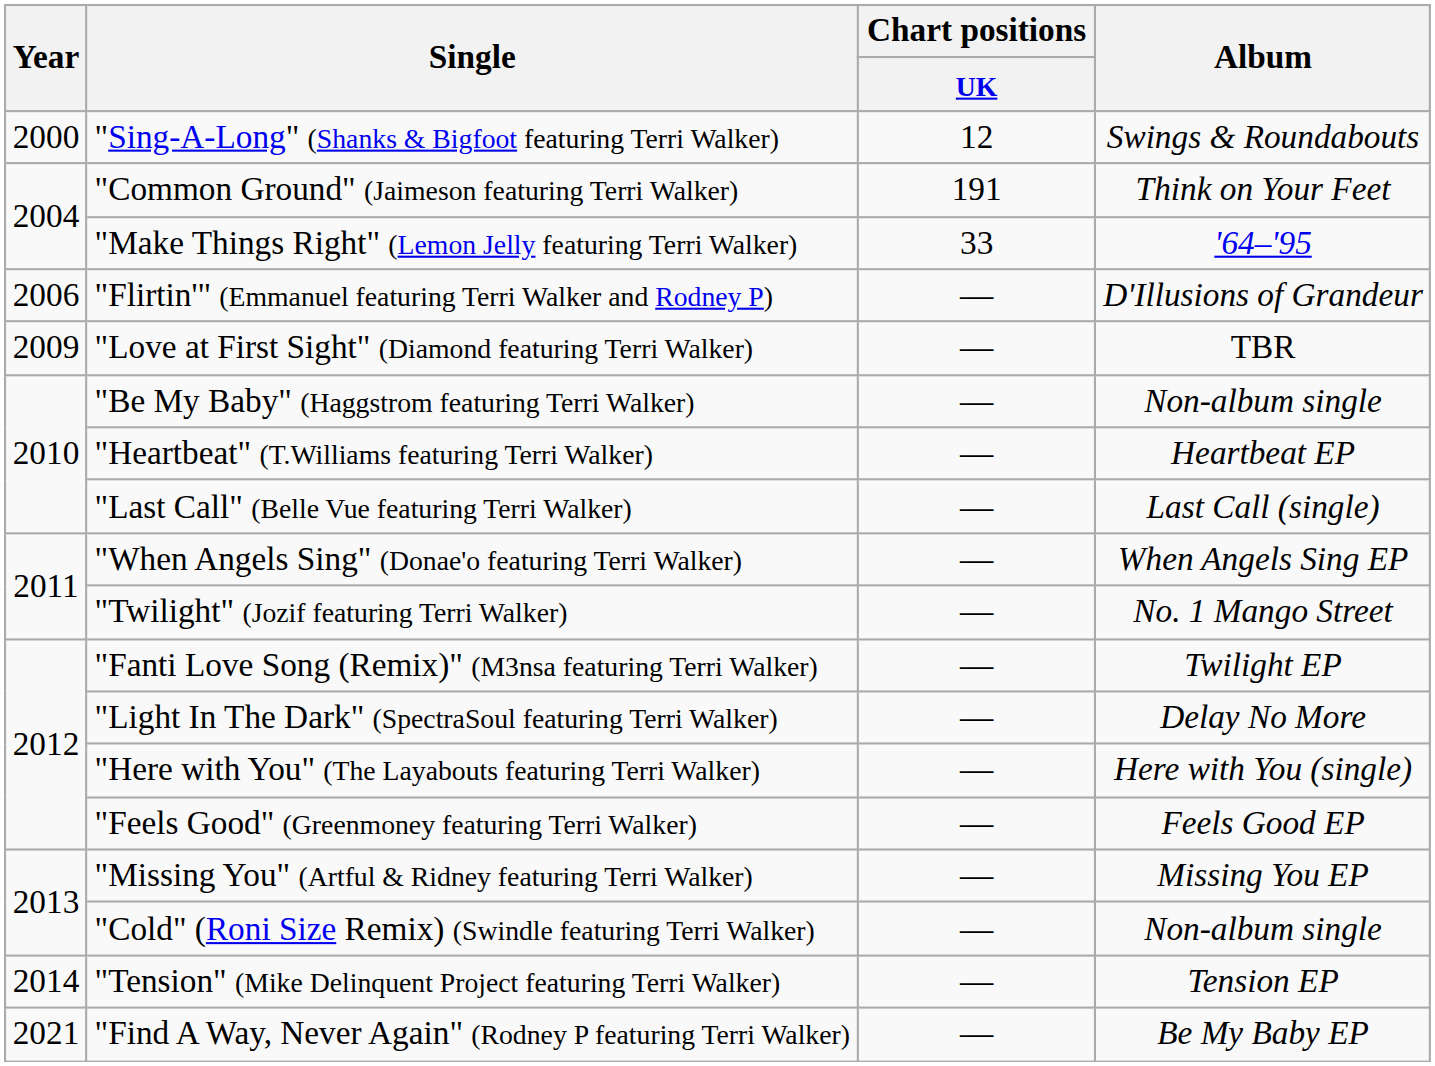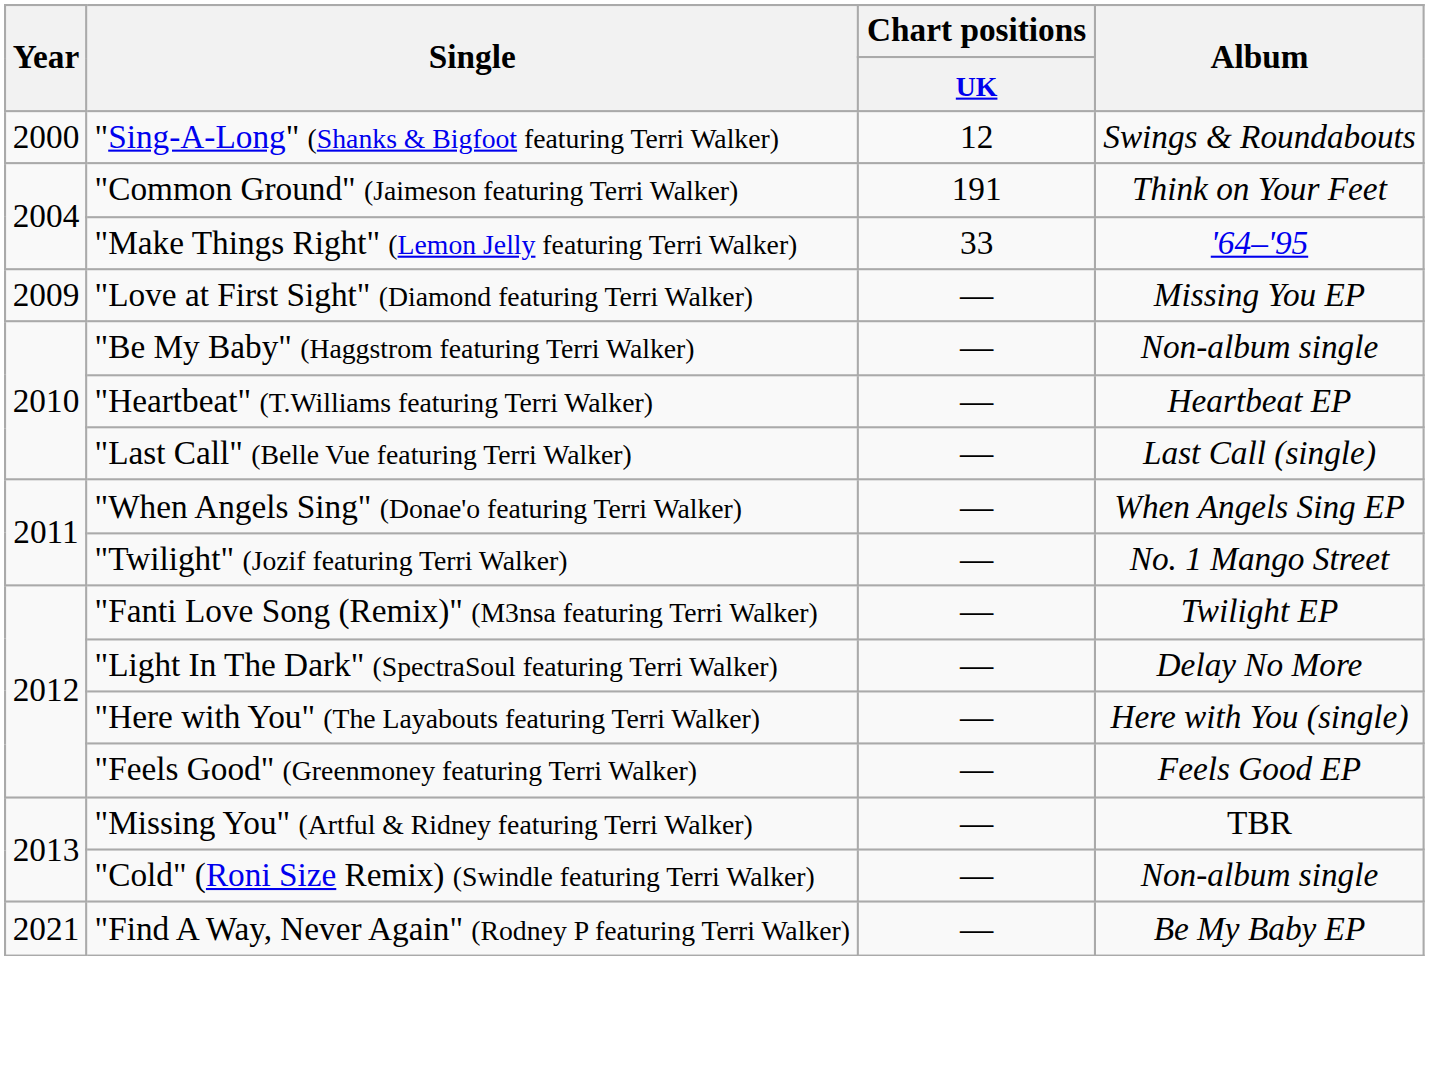- row: (434, 294)
(1263, 347) TBR -> (1259, 294) Missing You EP
(1263, 875) Missing You EP -> (1259, 822) TBR
- row: (437, 980)
